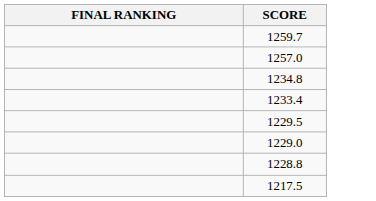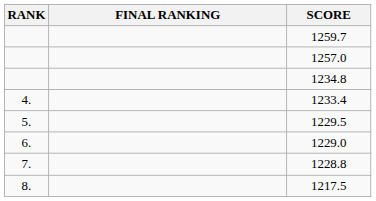+ column: (26, 15)
